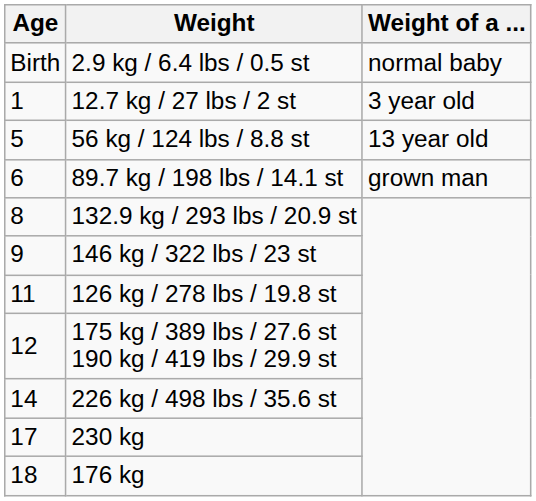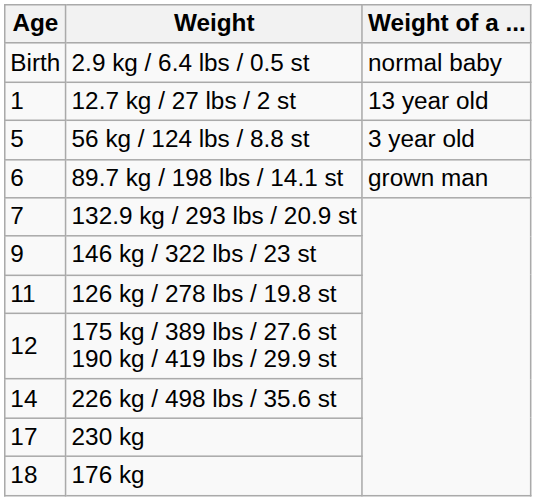(421, 100) 3 year old -> (428, 100) 13 year old
(428, 139) 13 year old -> (421, 139) 3 year old
(17, 216) 8 -> (17, 216) 7
